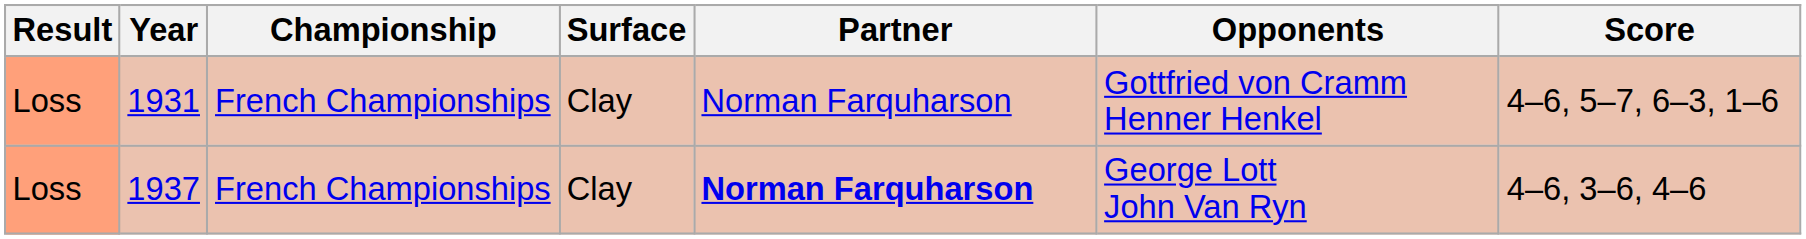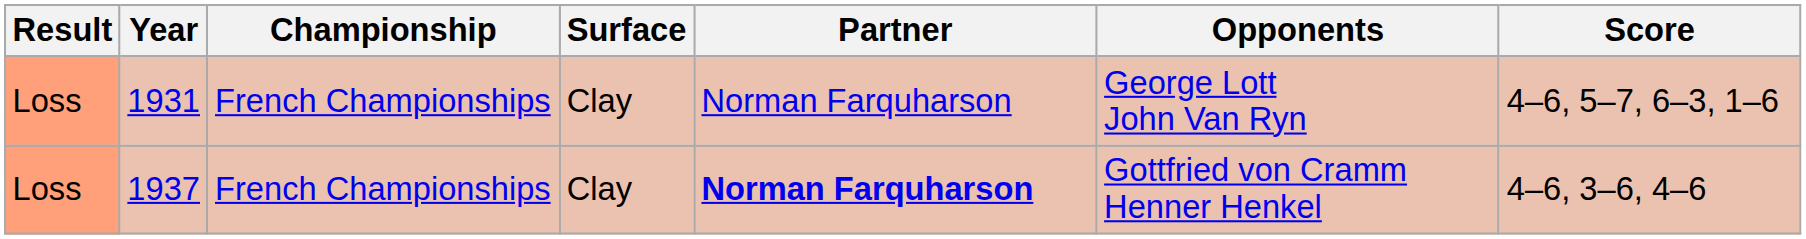(1256, 100) Gottfried von Cramm Henner Henkel -> (1205, 100) George Lott John Van Ryn
(1205, 188) George Lott John Van Ryn -> (1256, 188) Gottfried von Cramm Henner Henkel
